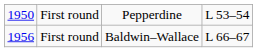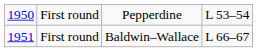(21, 36) 1956 -> (21, 36) 1951
